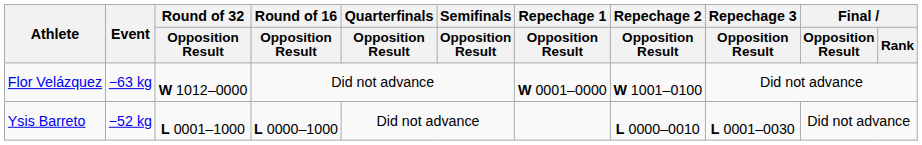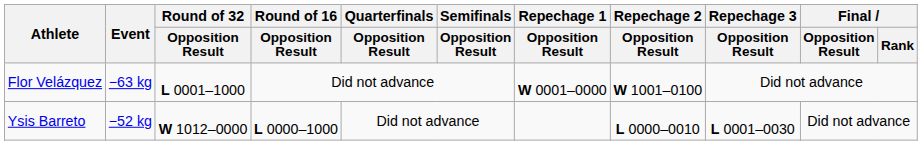(203, 91) W 1012–0000 -> (203, 91) L 0001–1000
(203, 129) L 0001–1000 -> (203, 129) W 1012–0000
